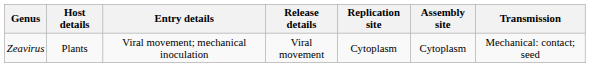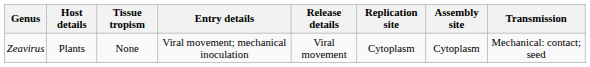+ column: (127, 19)
